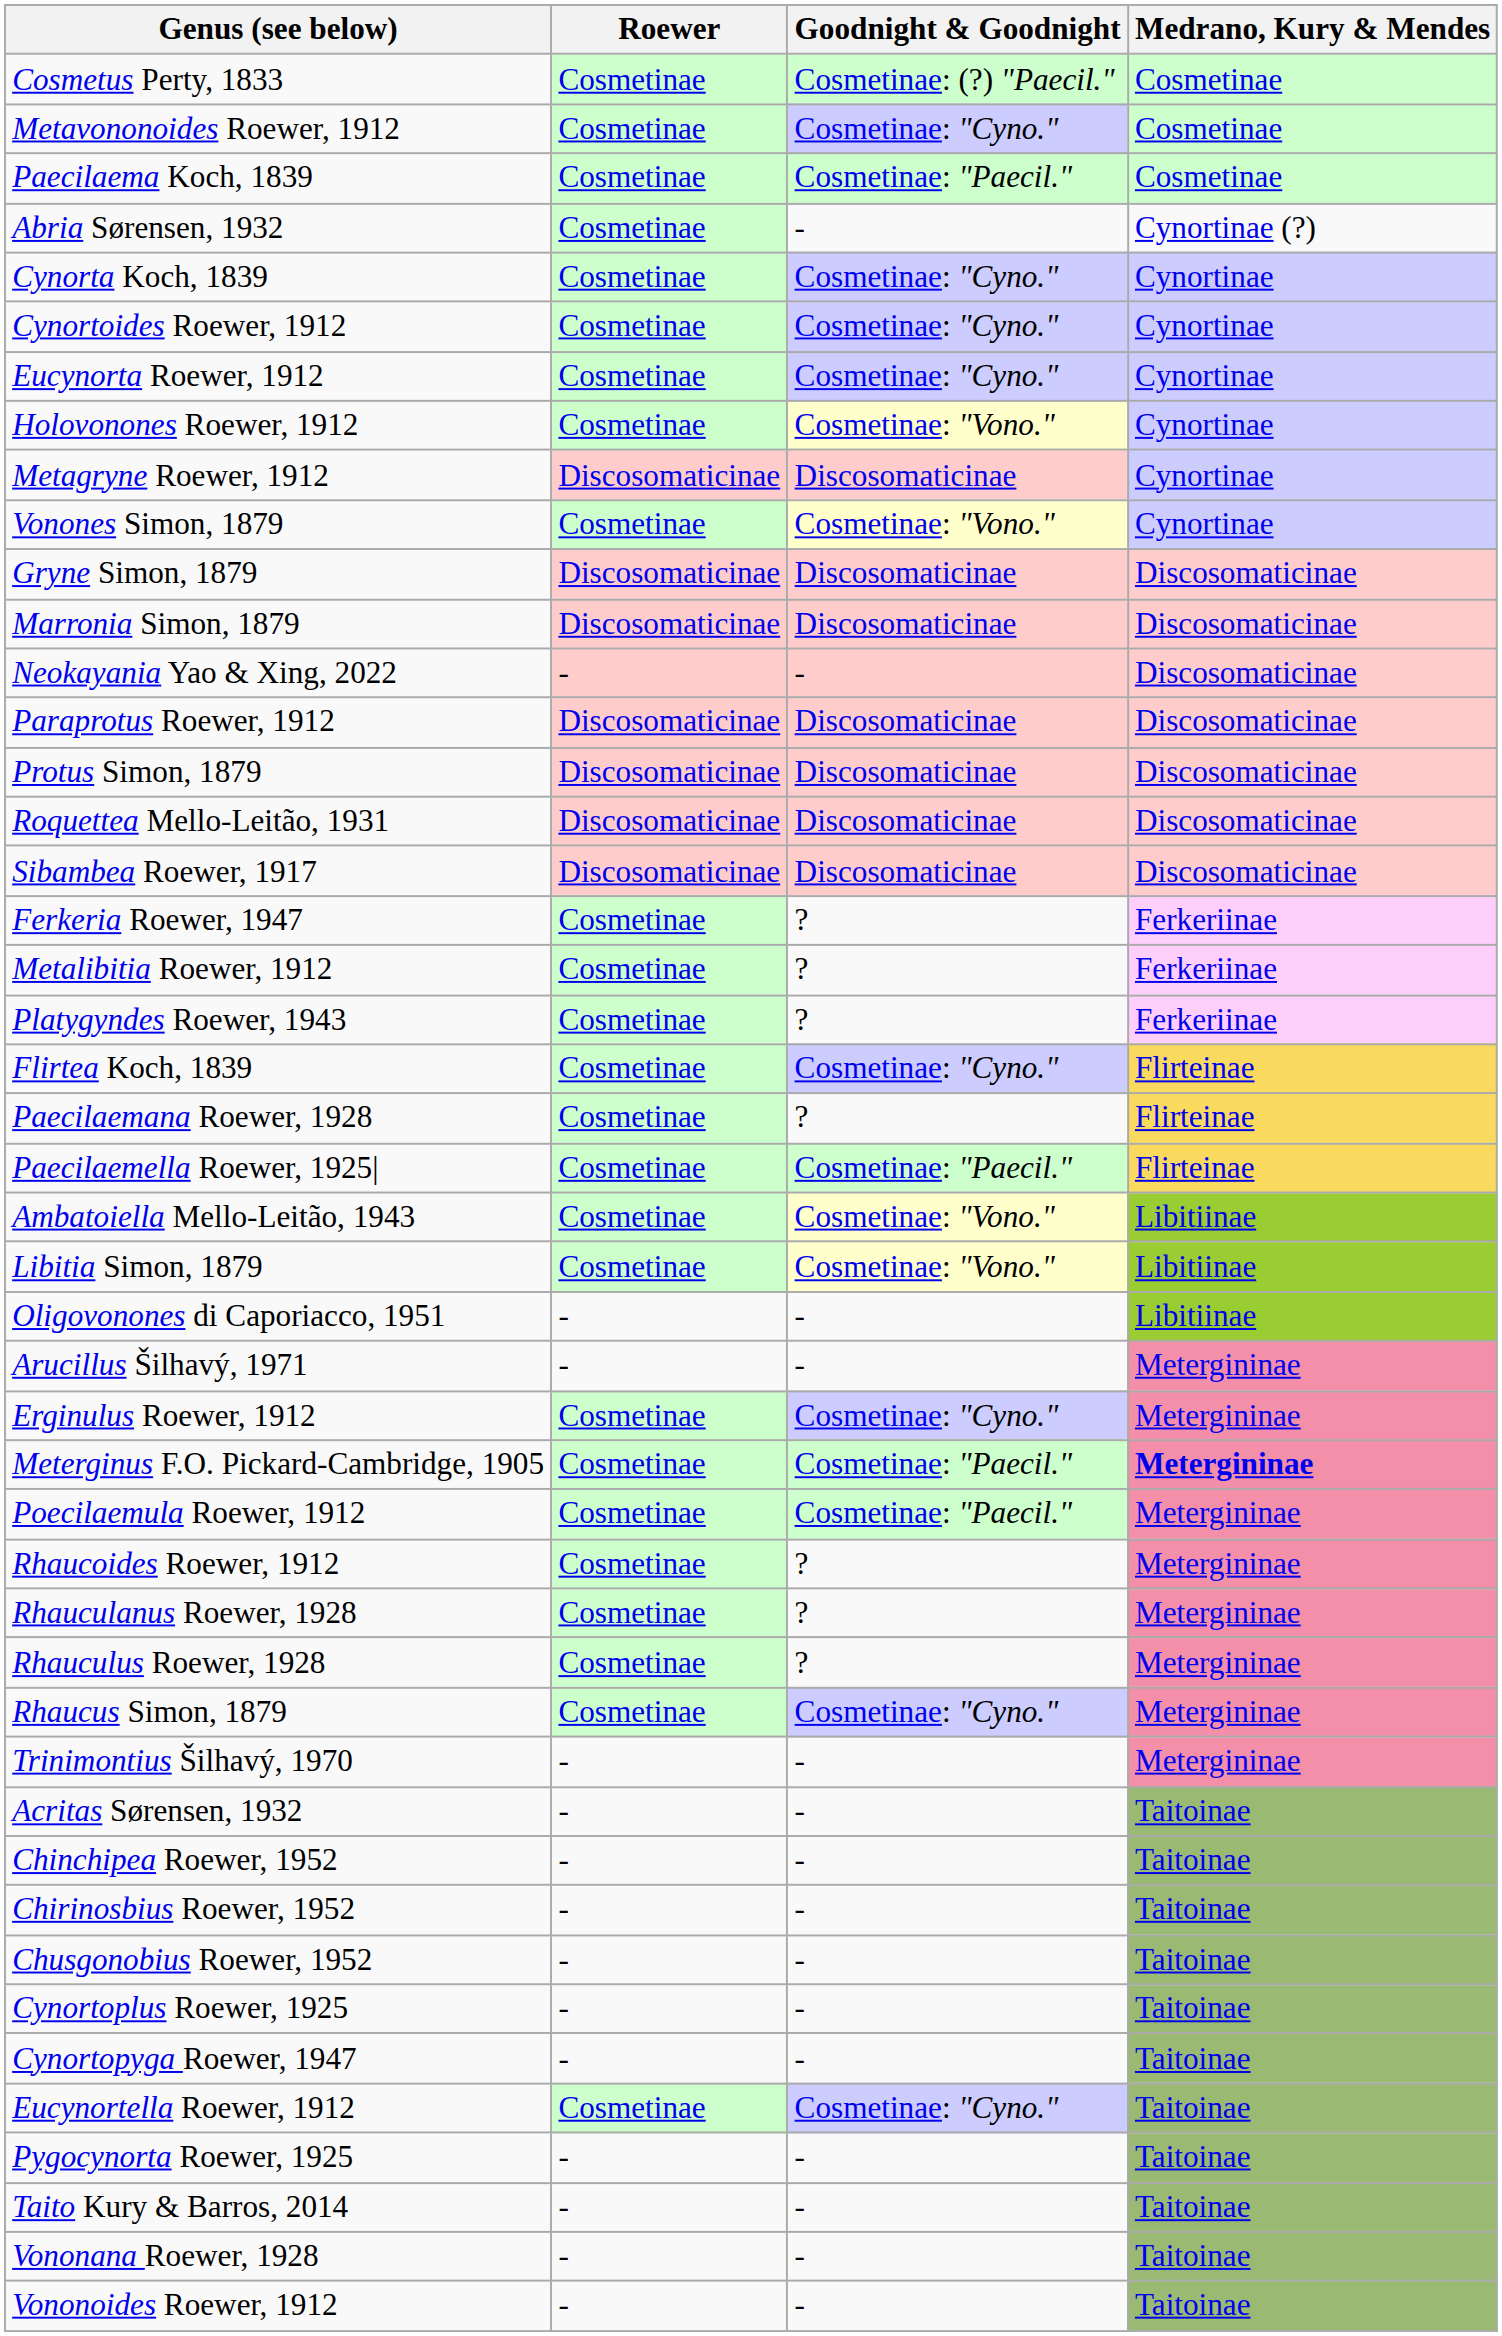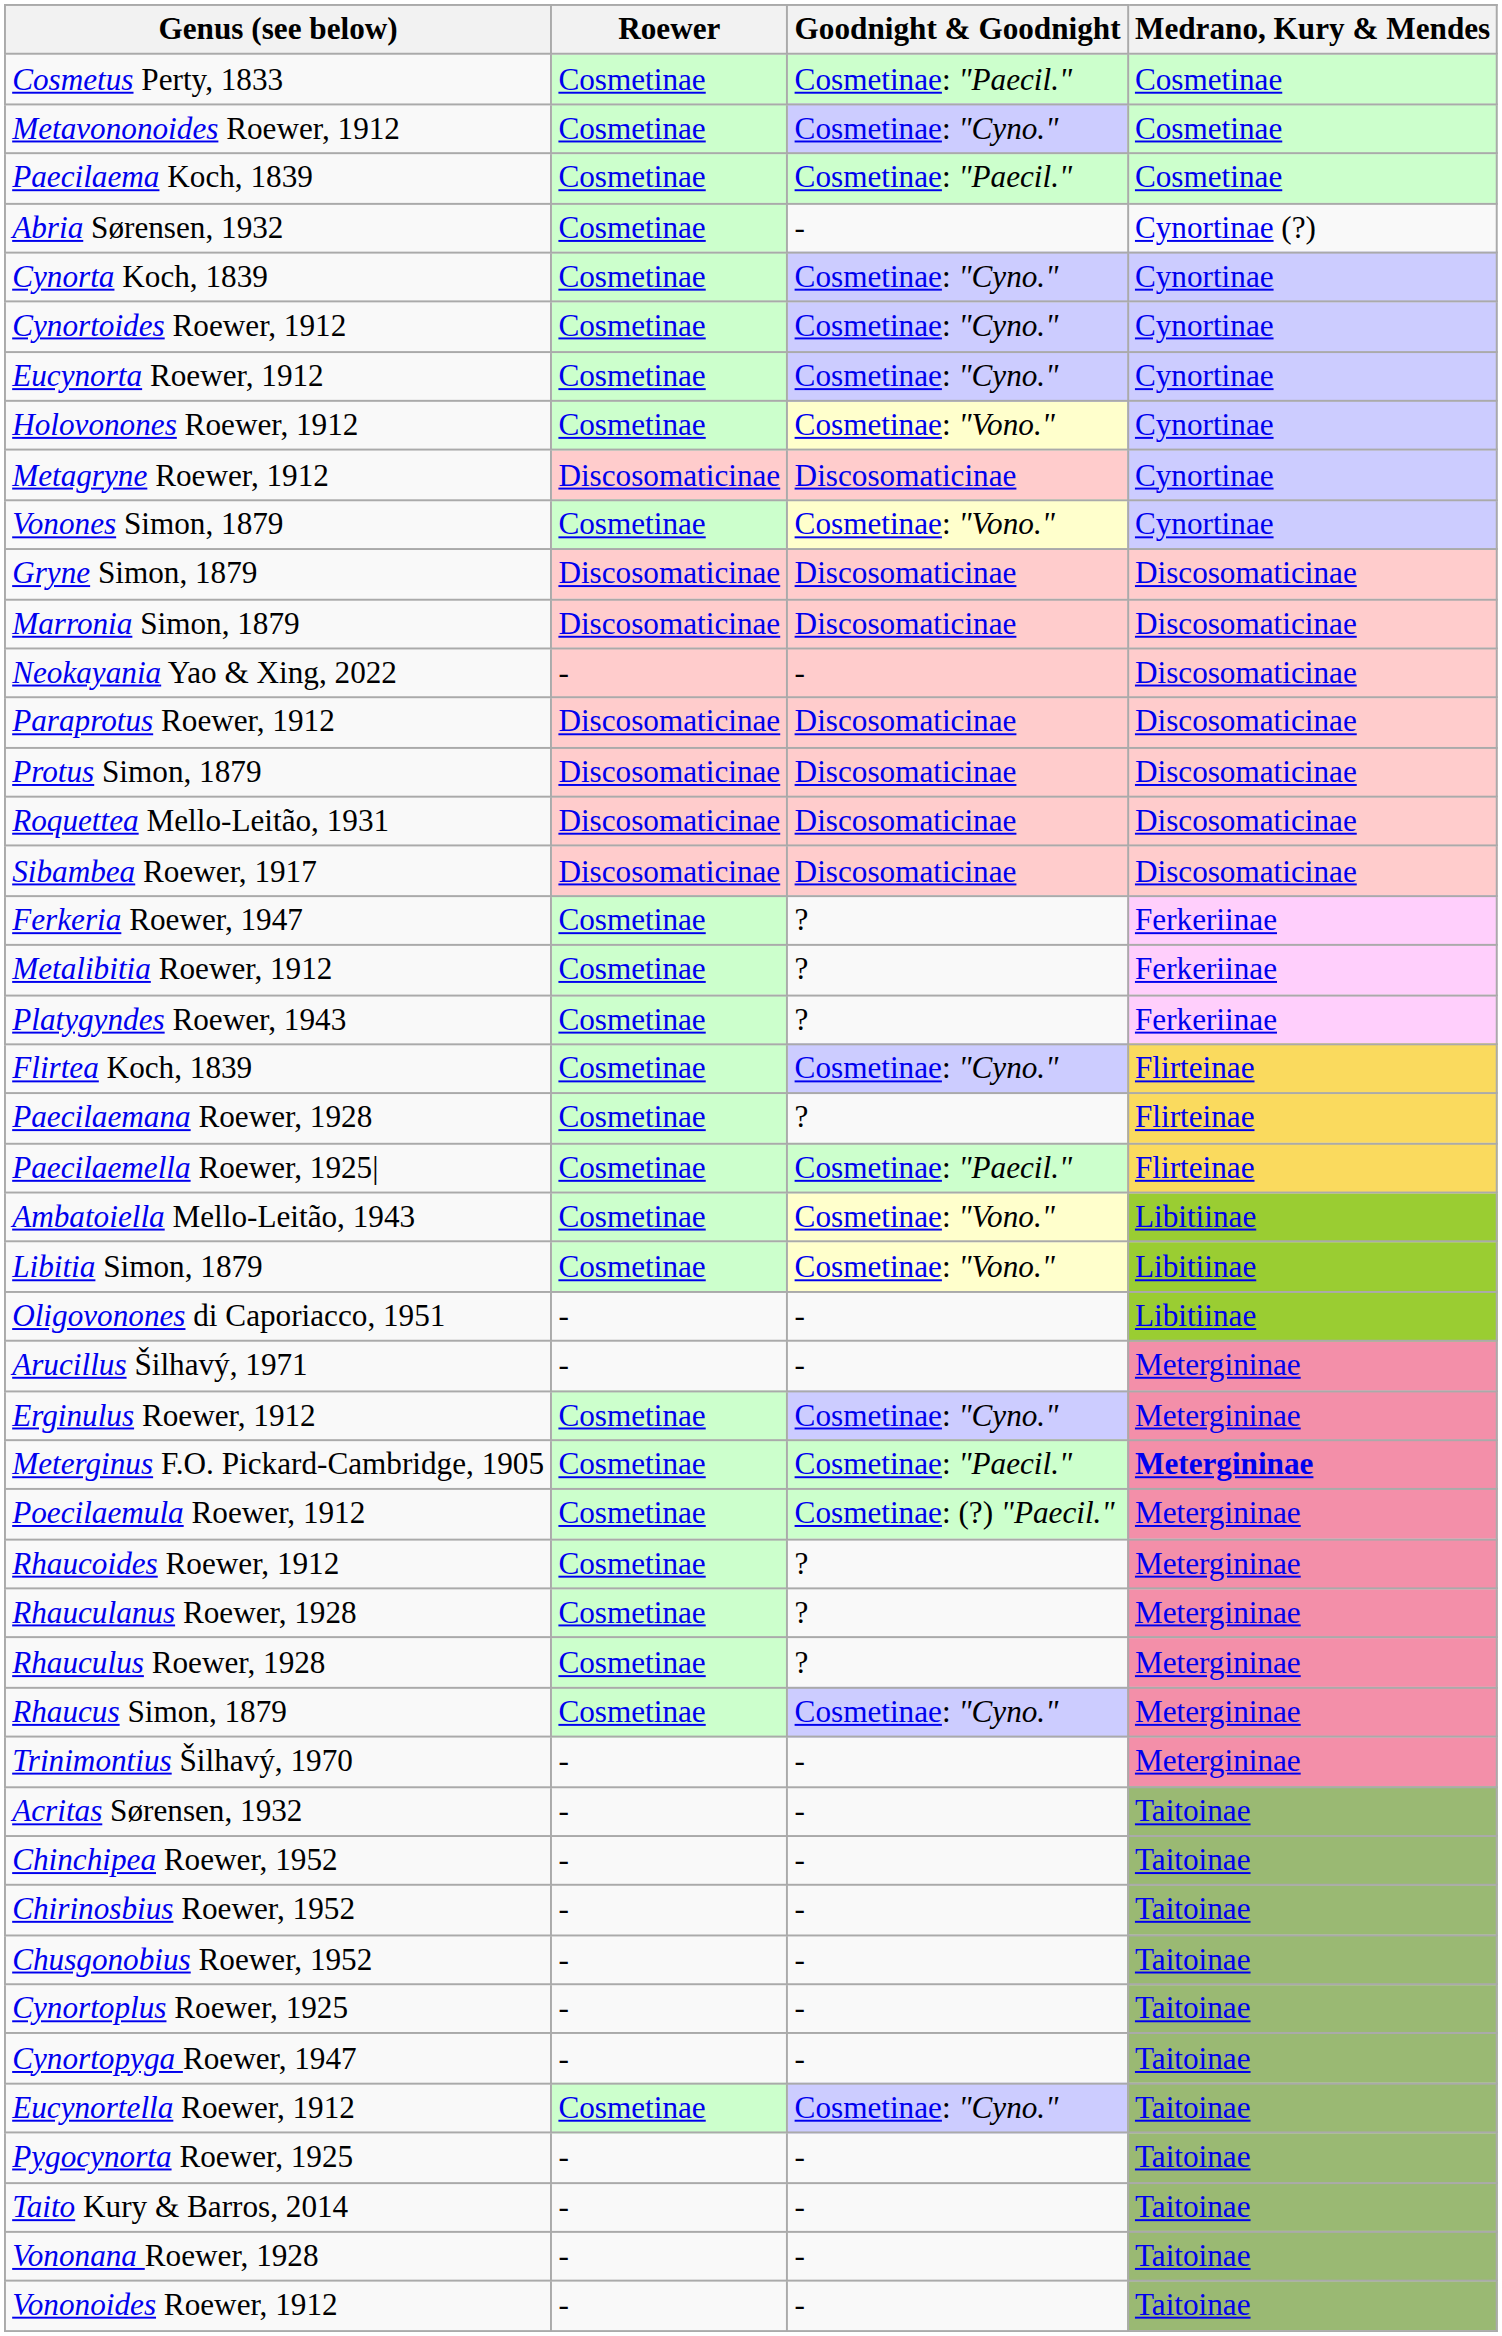(955, 78) Cosmetinae: (?) "Paecil." -> (933, 78) Cosmetinae: "Paecil."
(933, 1513) Cosmetinae: "Paecil." -> (955, 1513) Cosmetinae: (?) "Paecil."
